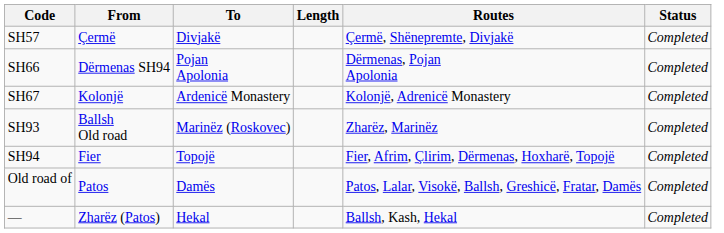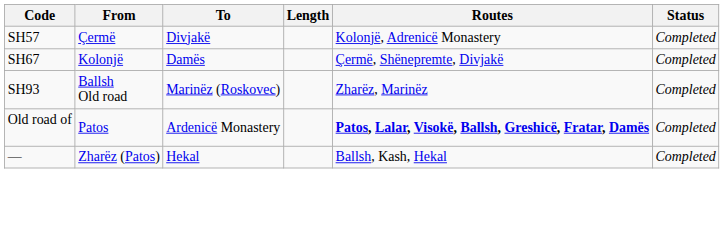(430, 37) Çermë, Shënepremte, Divjakë -> (418, 37) Kolonjë, Adrenicë Monastery
- row: (24, 67)
(233, 97) Ardenicë Monastery -> (186, 59) Damës
(428, 97) Kolonjë, Adrenicë Monastery -> (420, 59) Çermë, Shënepremte, Divjakë
- row: (24, 157)
(196, 187) Damës -> (223, 127) Ardenicë Monastery
(493, 187) normal -> (492, 127) bold
